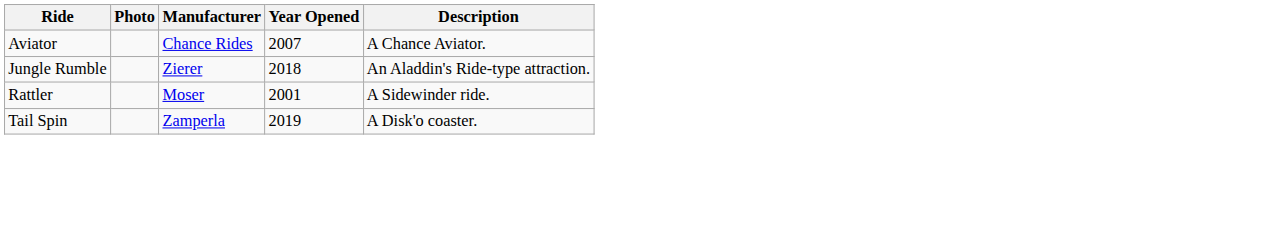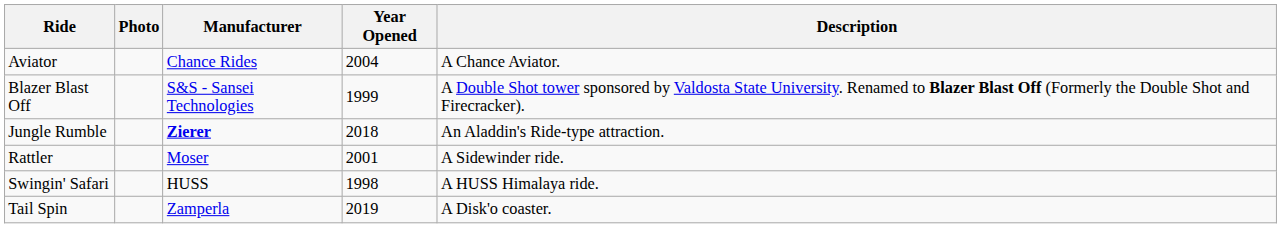(285, 43) 2007 -> (362, 61) 2004
+ row: (48, 96)
(182, 69) normal -> (189, 131) bold
+ row: (58, 183)
